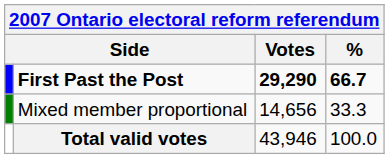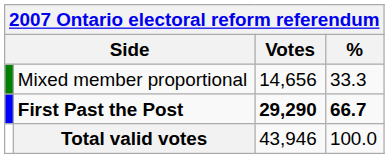rows swapped: (101, 79) <-> (132, 109)
